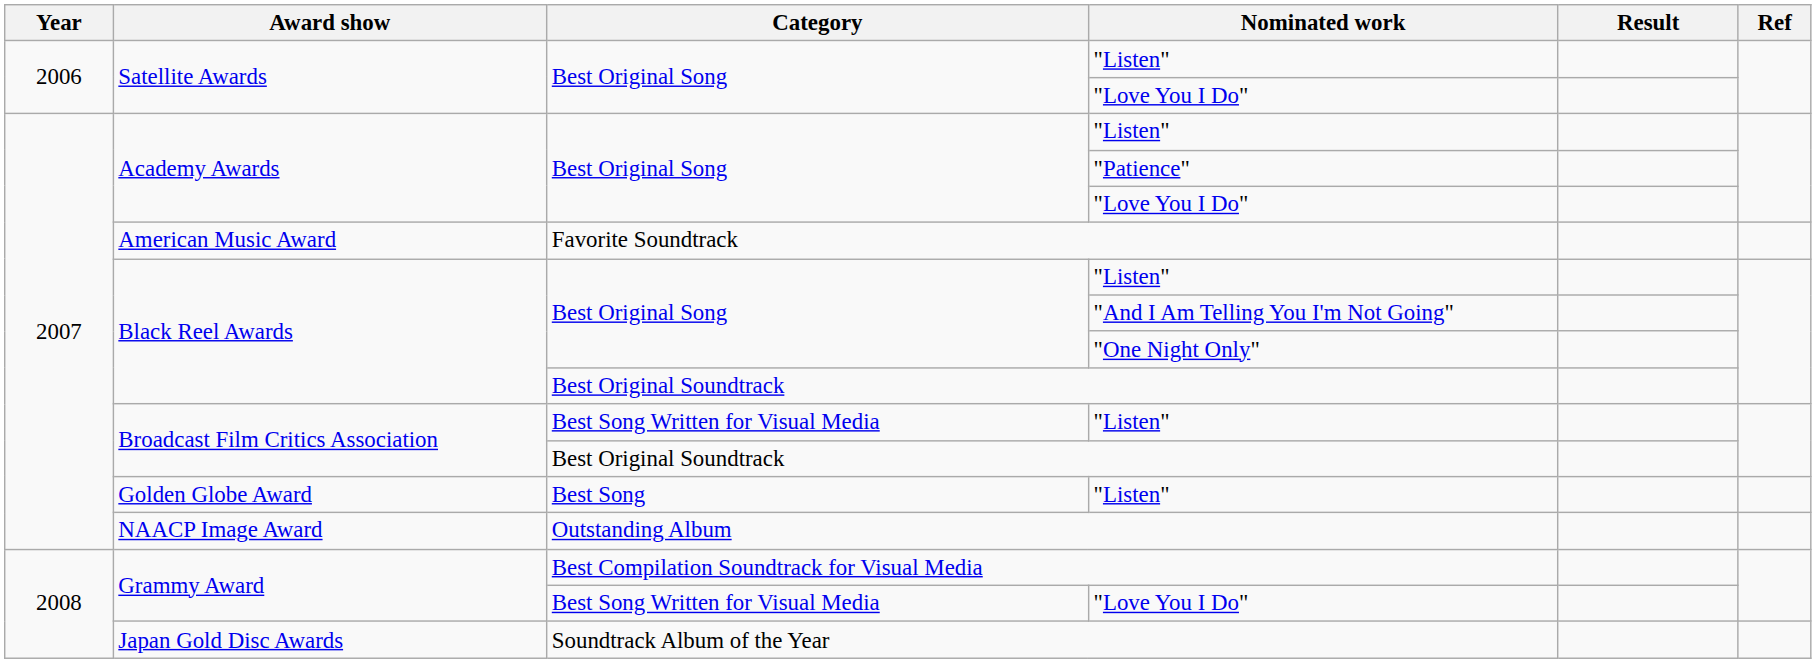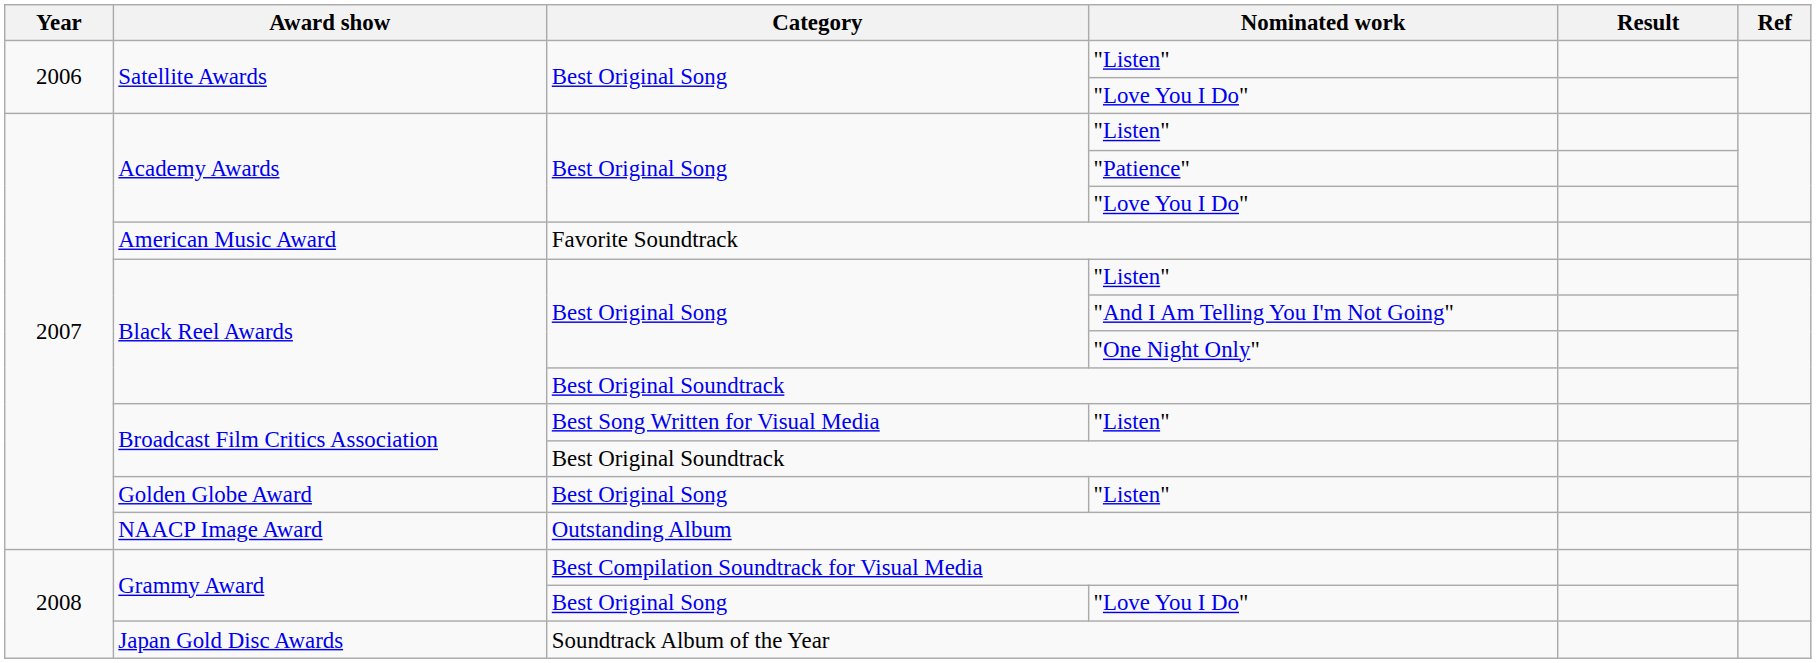(599, 494) Best Song -> (639, 494) Best Original Song
(716, 603) Best Song Written for Visual Media -> (639, 603) Best Original Song
